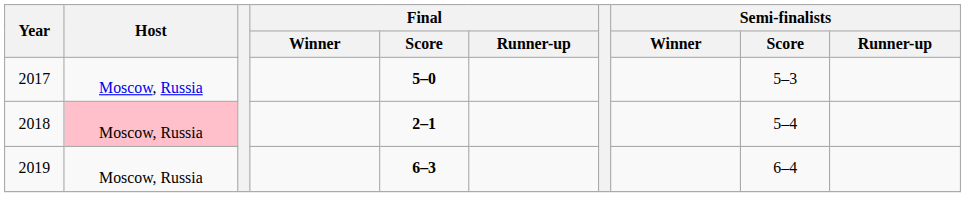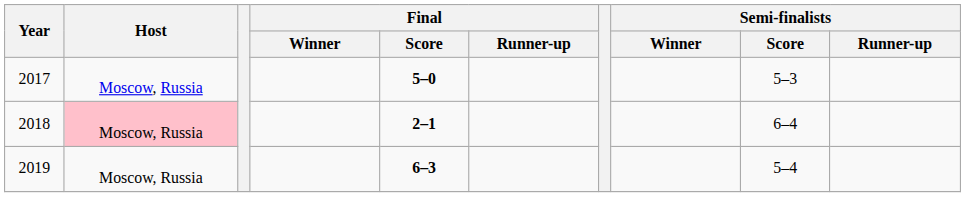(785, 124) 5–4 -> (785, 124) 6–4
(785, 169) 6–4 -> (785, 169) 5–4
